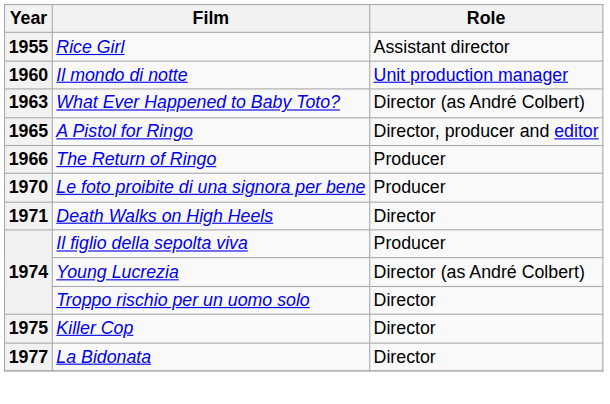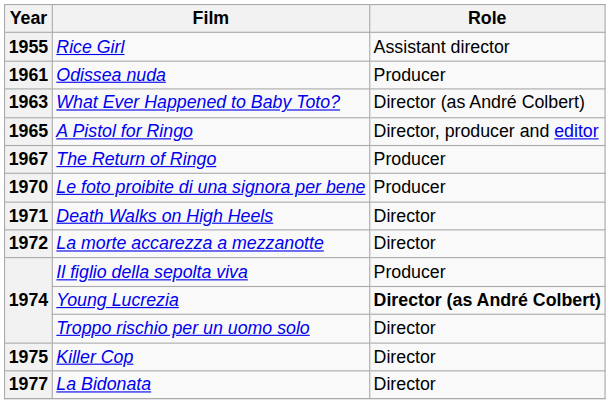- row: (122, 74)
+ row: (111, 74)
(28, 159) 1966 -> (28, 159) 1967
+ row: (190, 243)
(479, 272) normal -> (487, 300) bold
